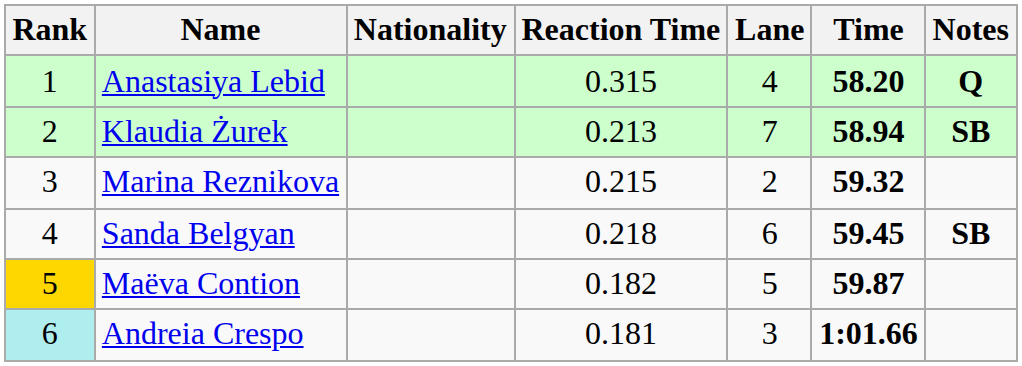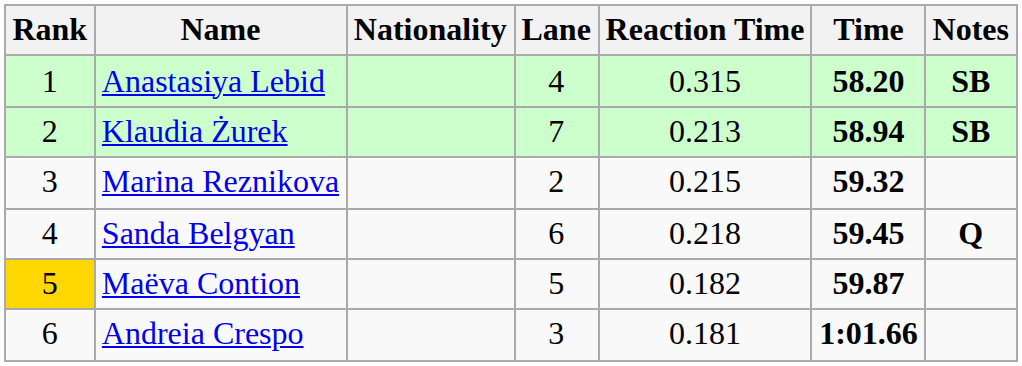columns swapped: (770, 29) <-> (621, 29)
(971, 80) Q -> (971, 80) SB
(971, 232) SB -> (971, 232) Q
(50, 334) paleturquoise background -> (50, 334) no background
